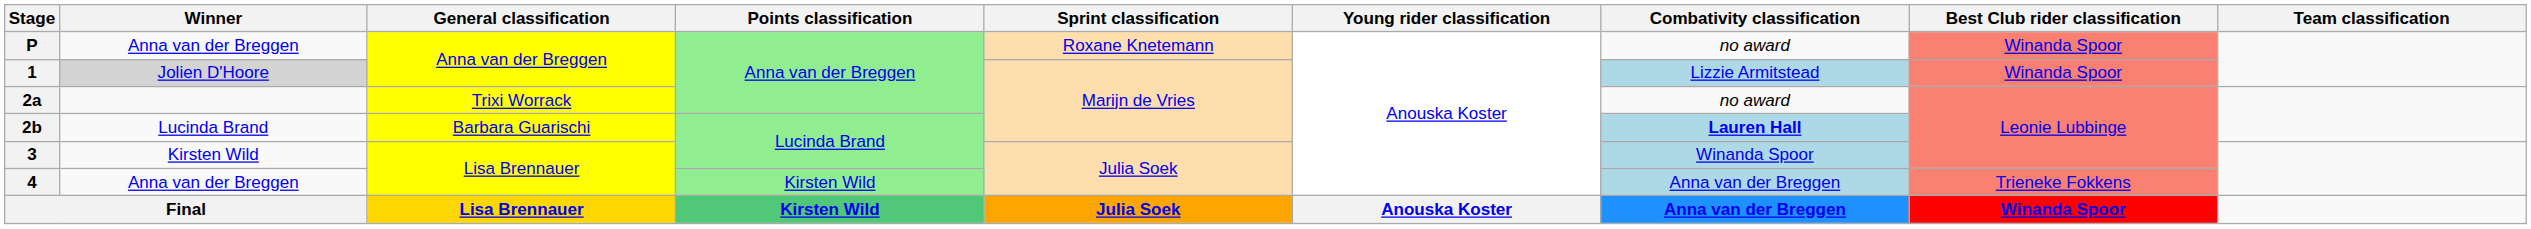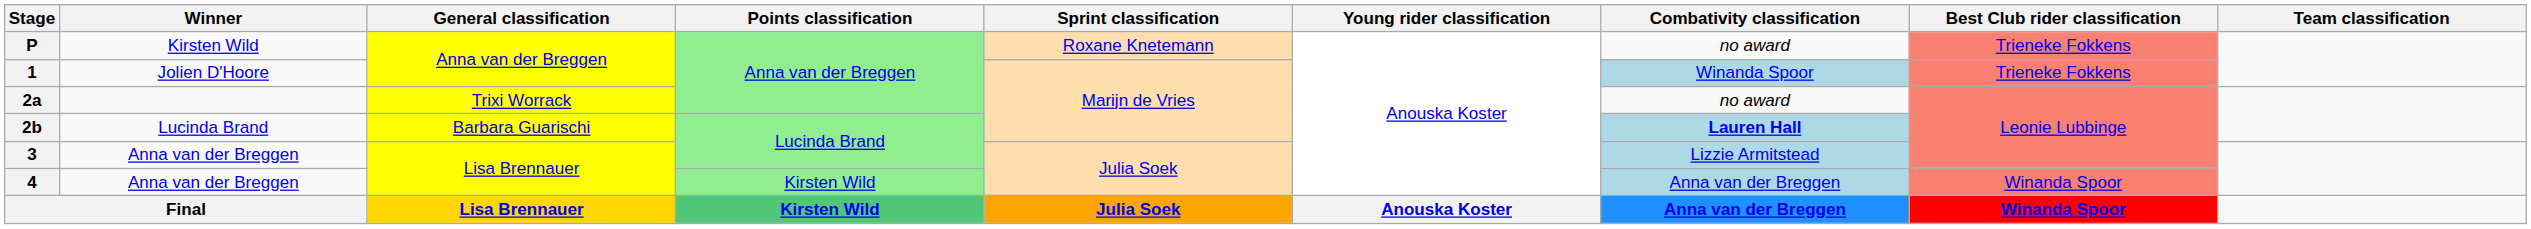(213, 46) Anna van der Breggen -> (213, 46) Kirsten Wild
(2063, 46) Winanda Spoor -> (2063, 46) Trieneke Fokkens
(213, 73) lightgrey background -> (213, 73) no background
(1755, 73) Lizzie Armitstead -> (1755, 73) Winanda Spoor
(2063, 73) Winanda Spoor -> (2063, 73) Trieneke Fokkens
(213, 155) Kirsten Wild -> (213, 155) Anna van der Breggen
(1755, 155) Winanda Spoor -> (1755, 155) Lizzie Armitstead
(2063, 182) Trieneke Fokkens -> (2063, 182) Winanda Spoor
